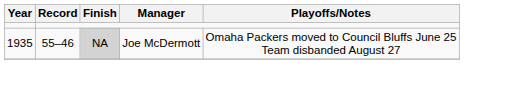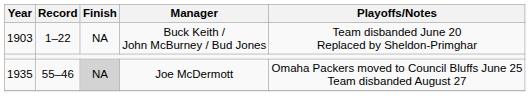+ row: (20, 38)
